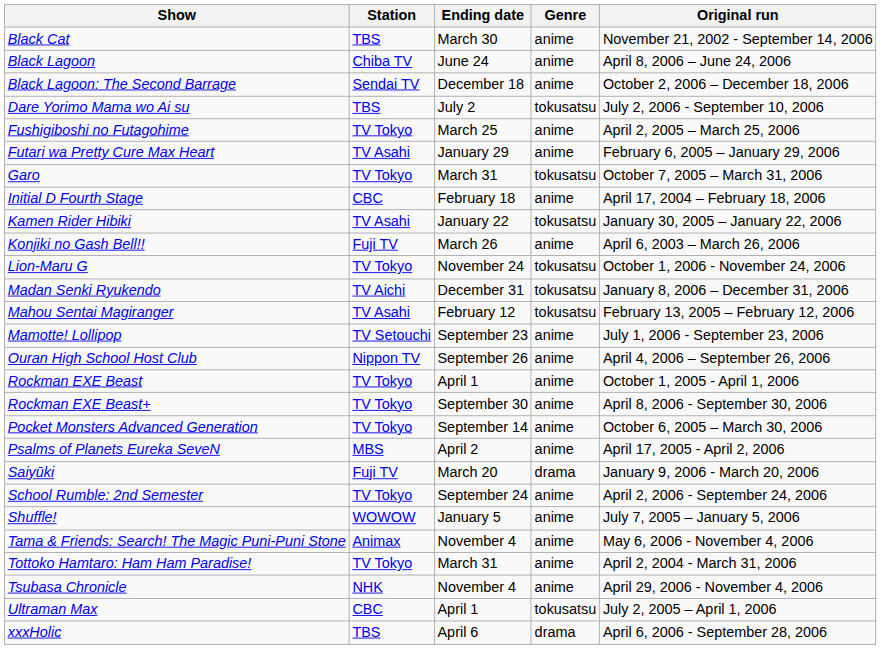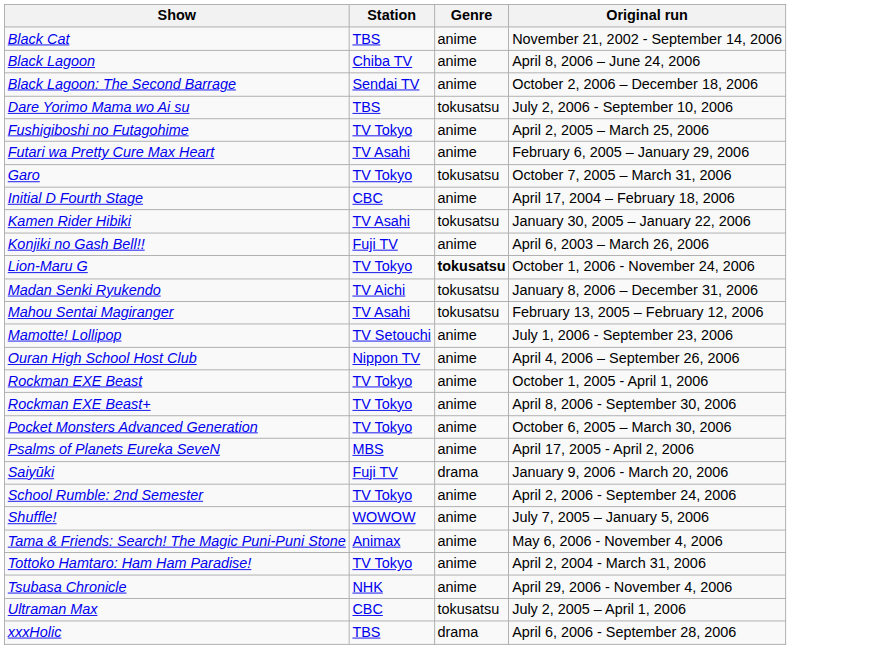- column: (483, 15)
(565, 267) normal -> (472, 267) bold
